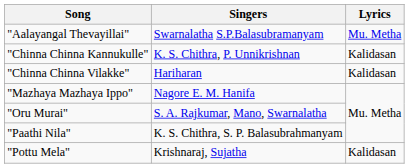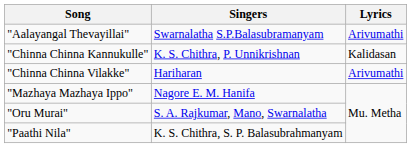(375, 34) Mu. Metha -> (376, 34) Arivumathi
(372, 73) Kalidasan -> (376, 73) Arivumathi
- row: (39, 153)
